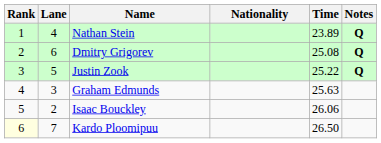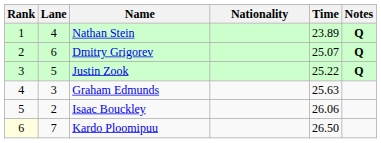(326, 52) 25.08 -> (326, 52) 25.07
